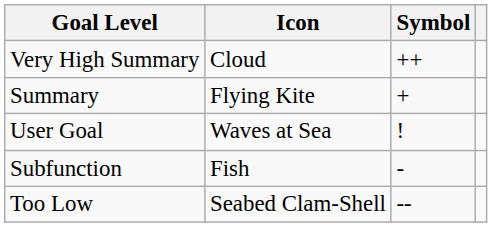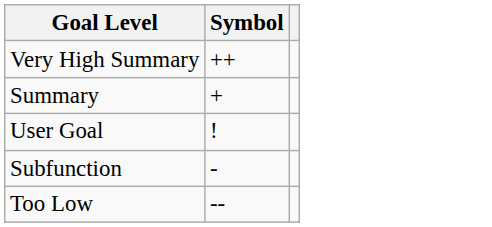- column: (298, 22)
